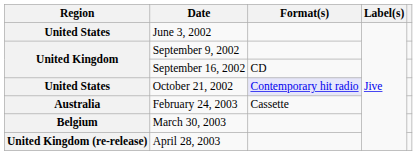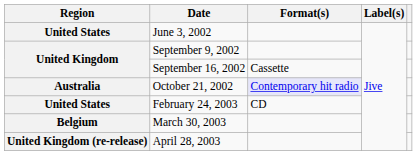(258, 68) CD -> (270, 68) Cassette
(77, 86) United States -> (77, 86) Australia
(77, 104) Australia -> (77, 104) United States
(270, 104) Cassette -> (258, 104) CD
